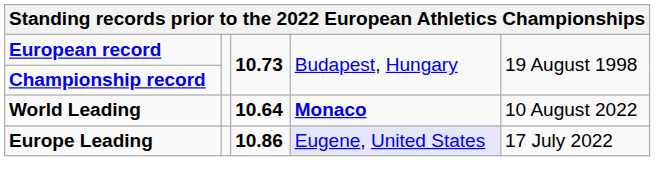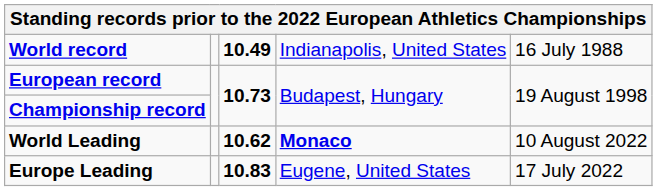+ row: (68, 49)
(259, 110) 10.64 -> (247, 140) 10.62
(259, 140) 10.86 -> (247, 170) 10.83
(390, 140) lavender background -> (375, 170) no background
